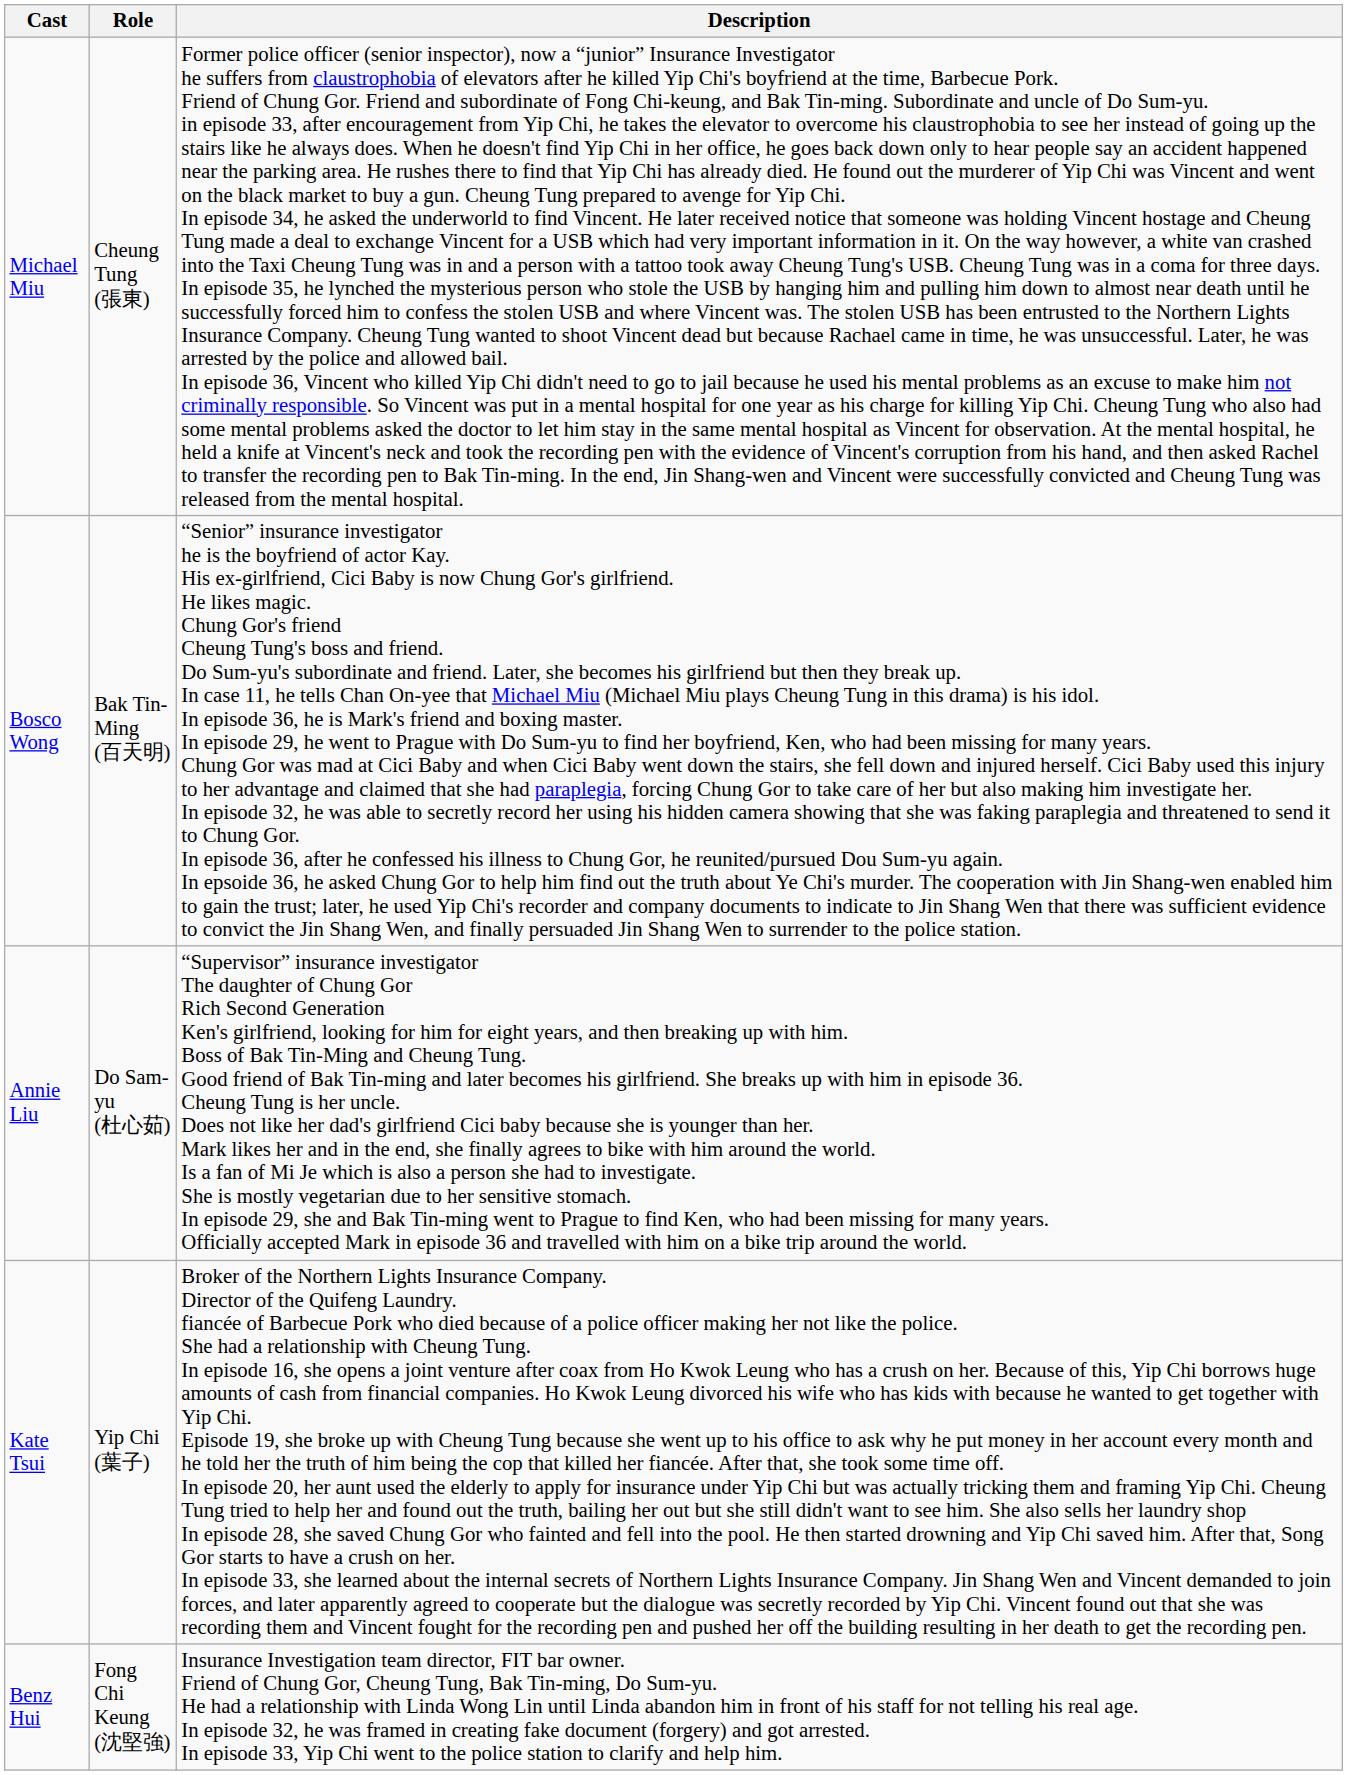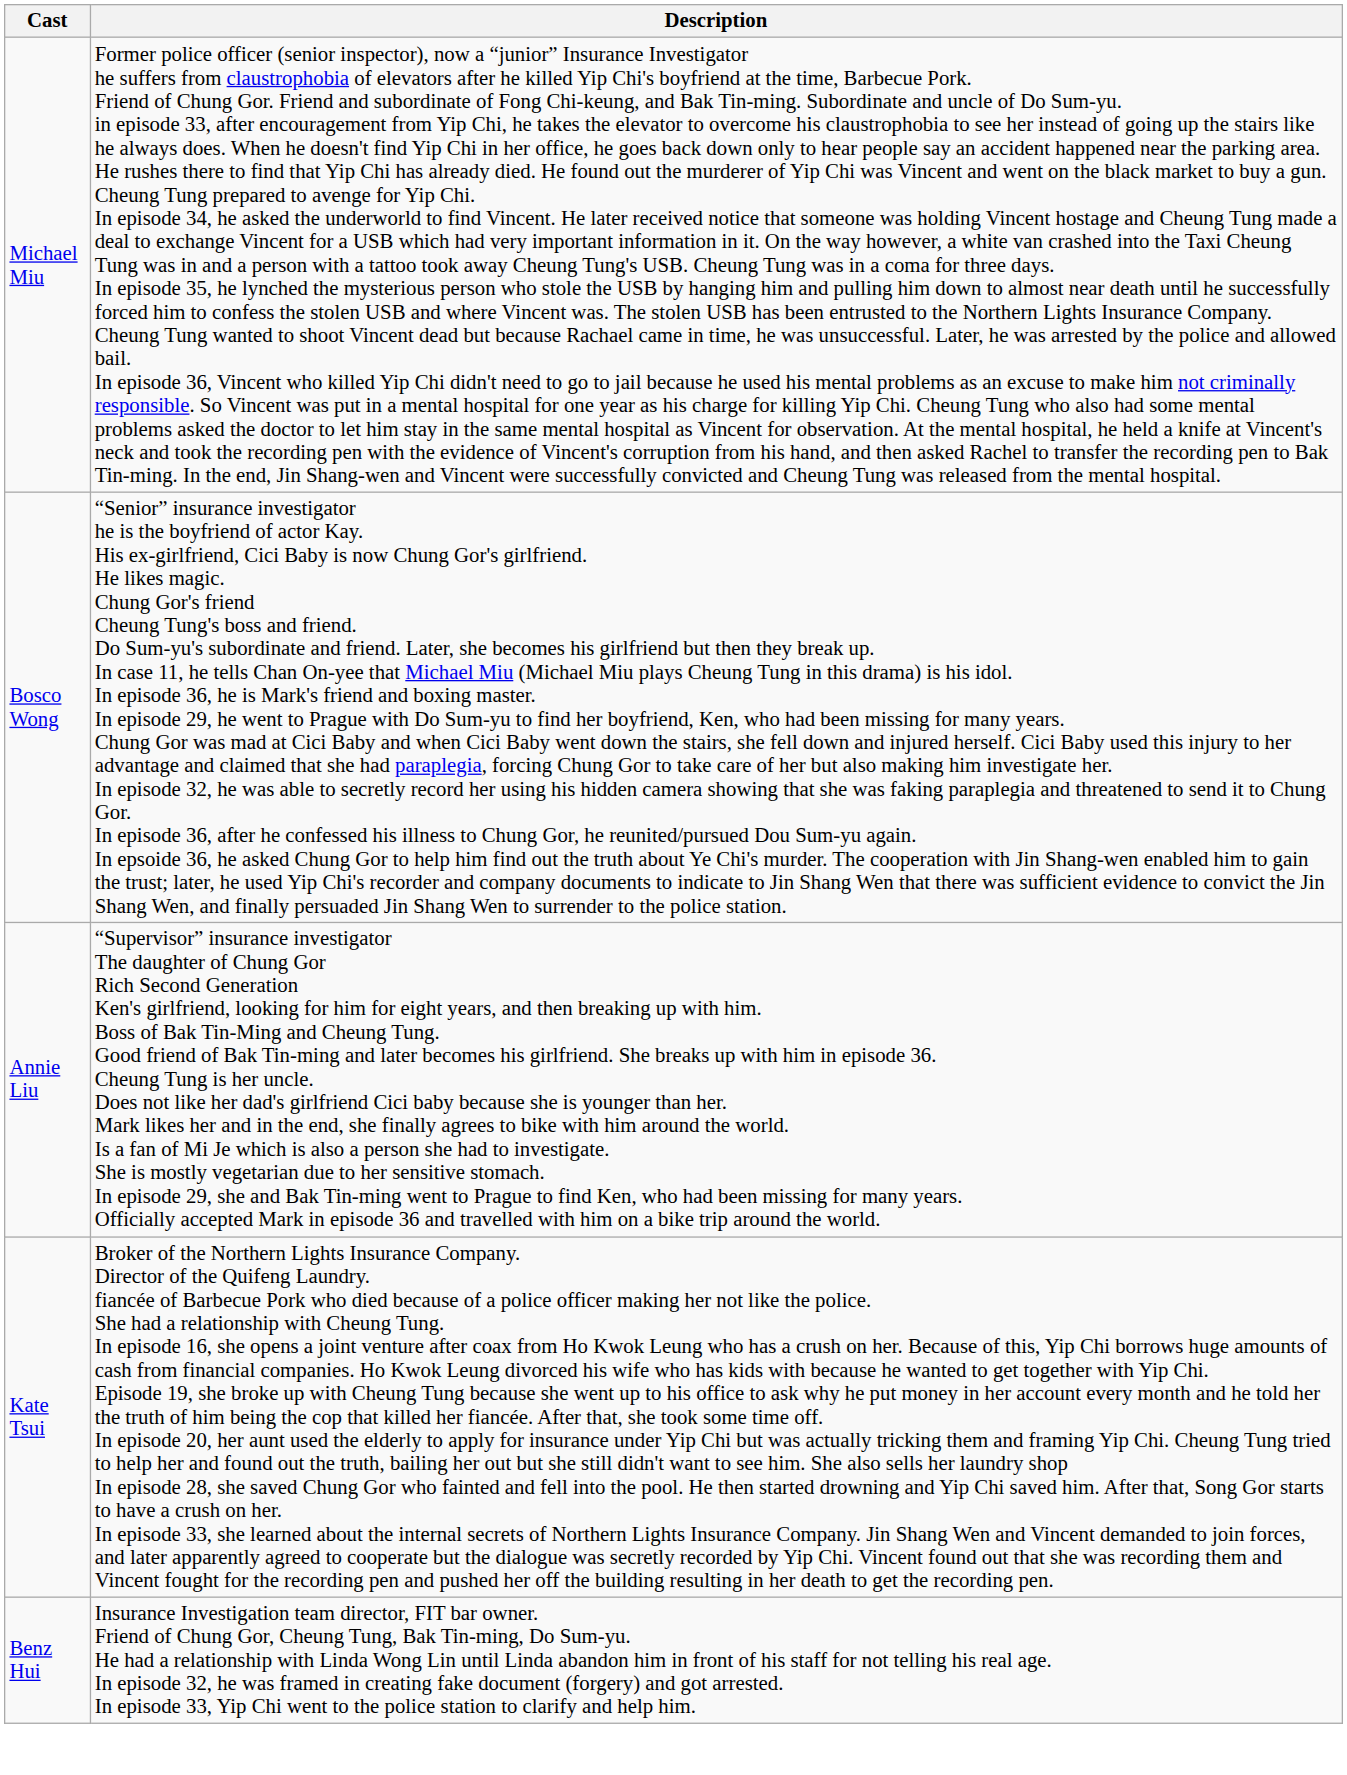- column: (133, 20)
